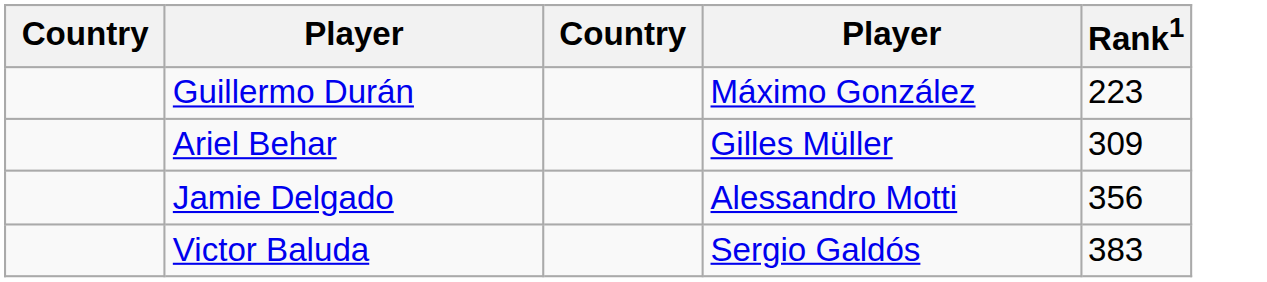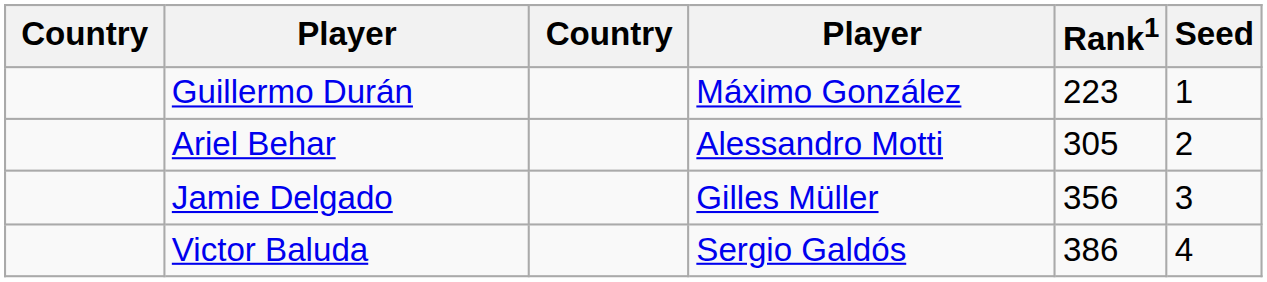+ column: (1214, 35)
(802, 144) Gilles Müller -> (820, 144) Alessandro Motti
(1116, 144) 309 -> (1091, 144) 305
(834, 197) Alessandro Motti -> (787, 197) Gilles Müller
(1116, 249) 383 -> (1091, 249) 386
